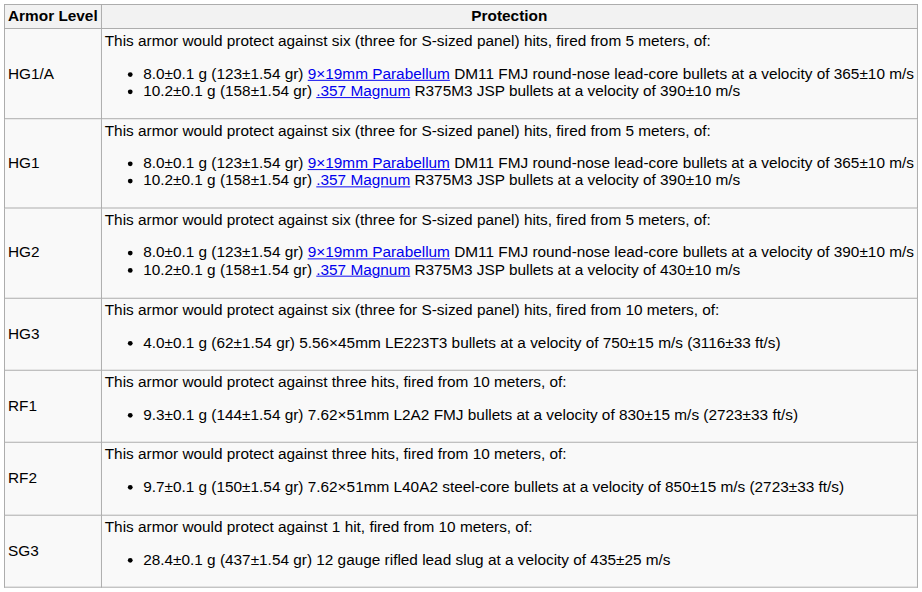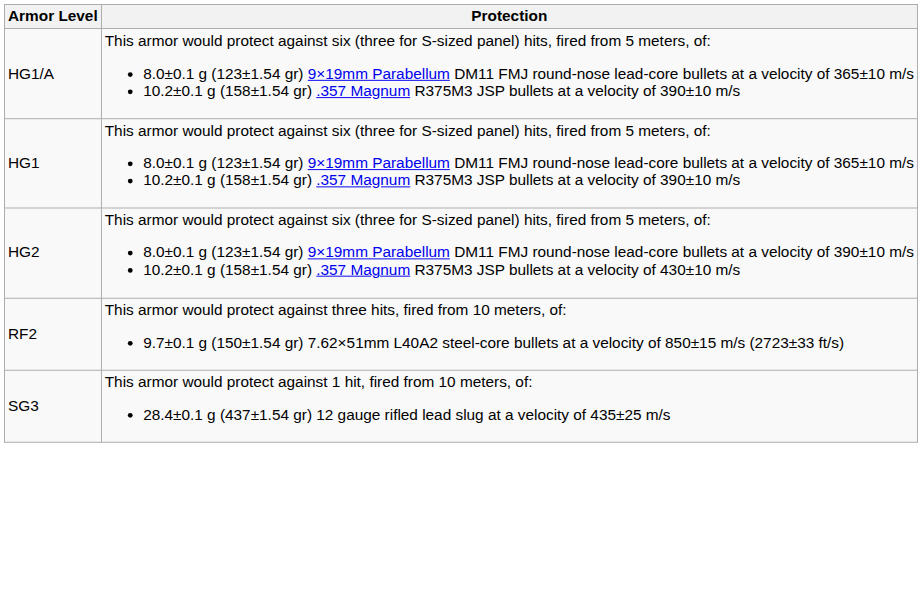- row: (24, 333)
- row: (23, 406)
